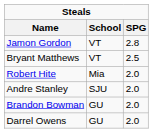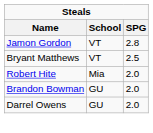- row: (37, 89)
